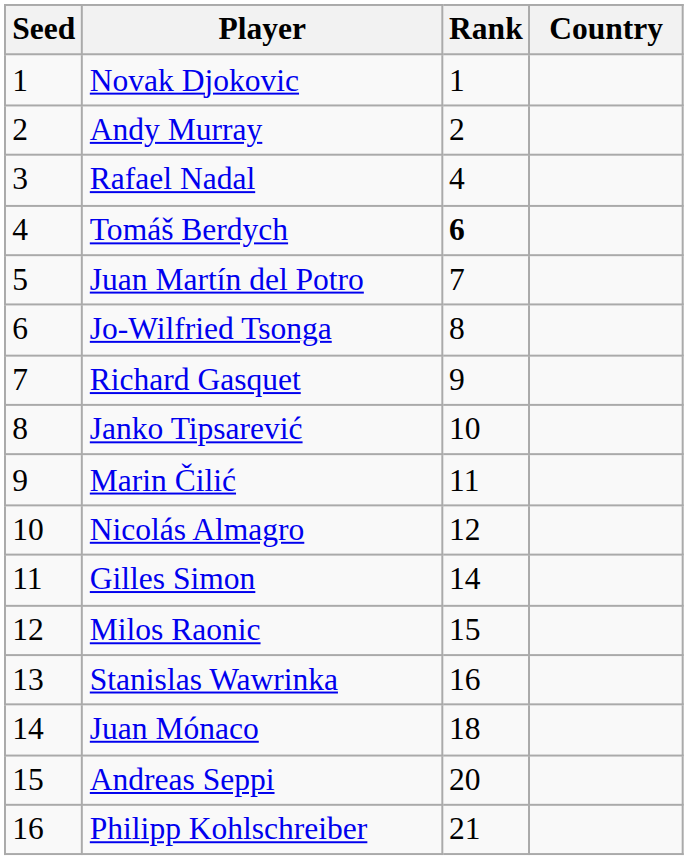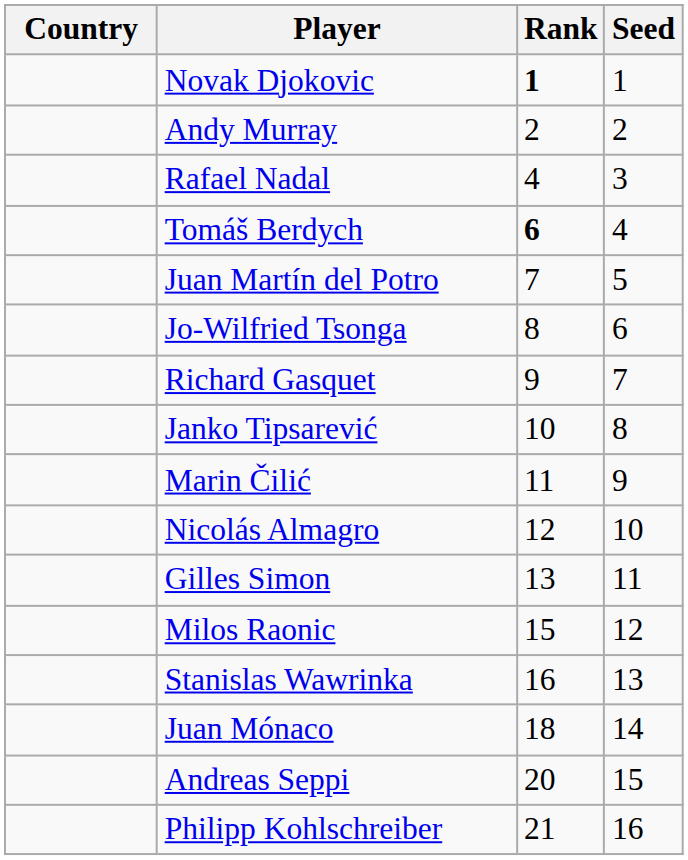columns swapped: (606, 29) <-> (44, 29)
(457, 79) normal -> (532, 79) bold
(465, 579) 14 -> (540, 579) 13
